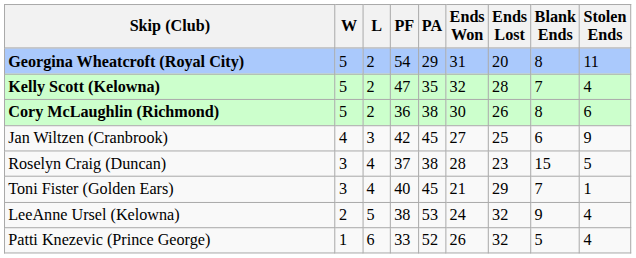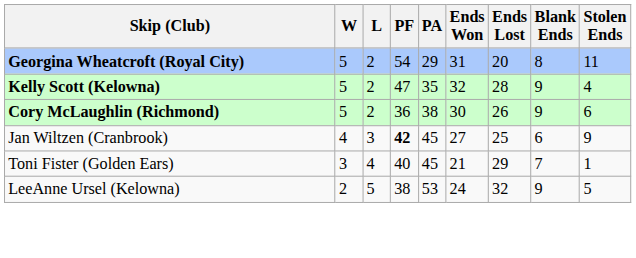(539, 86) 7 -> (539, 86) 9
(539, 112) 8 -> (539, 112) 9
(402, 138) normal -> (402, 138) bold
- row: (87, 163)
(587, 214) 4 -> (587, 189) 5
- row: (109, 240)
